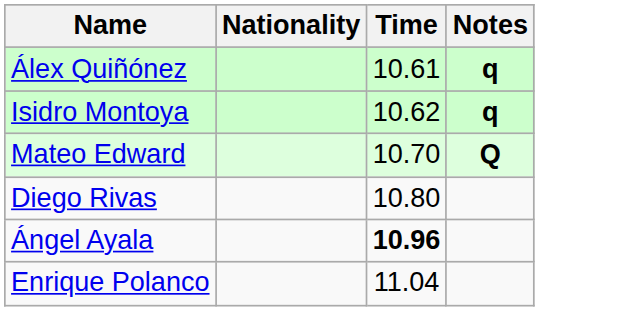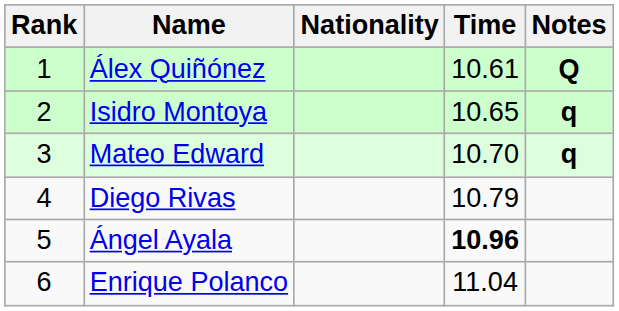+ column: (44, 25)
(490, 68) q -> (569, 68) Q
(407, 111) 10.62 -> (485, 111) 10.65
(490, 154) Q -> (569, 154) q
(407, 197) 10.80 -> (485, 197) 10.79
